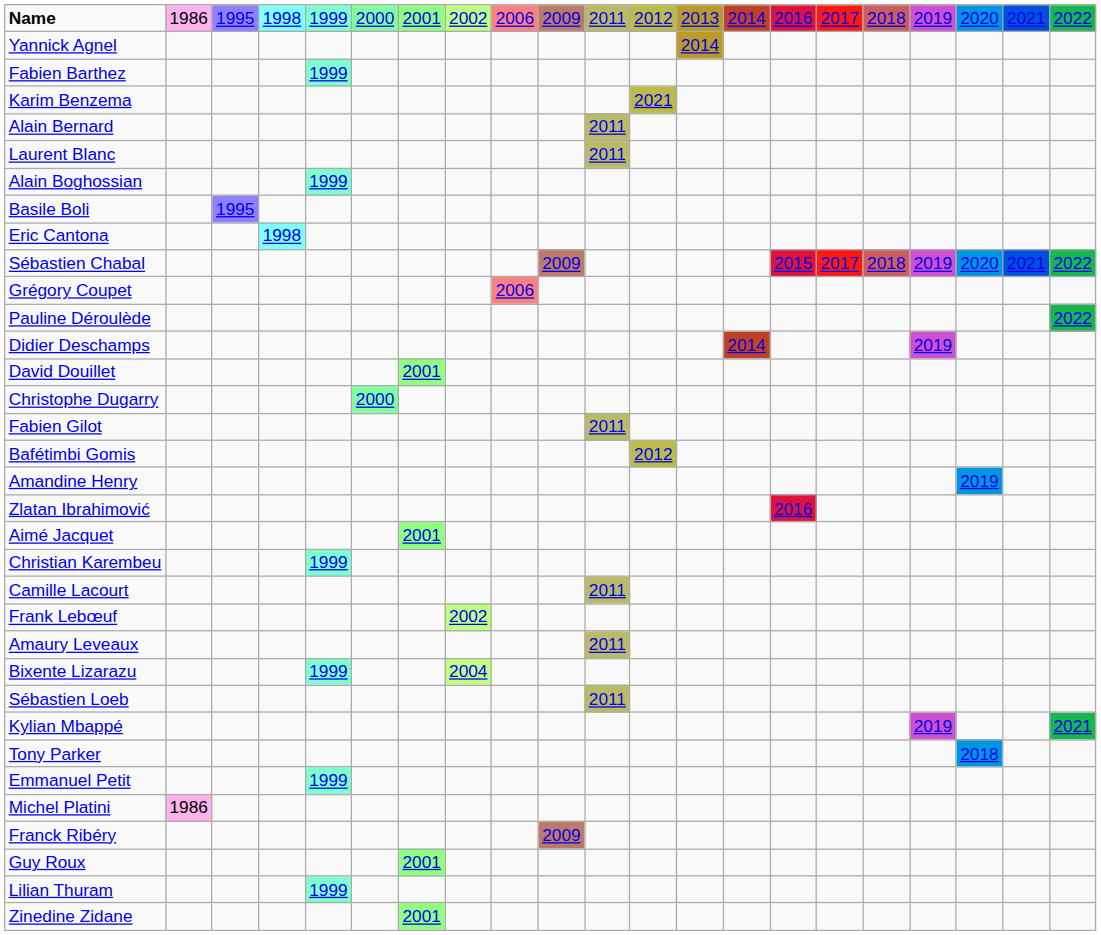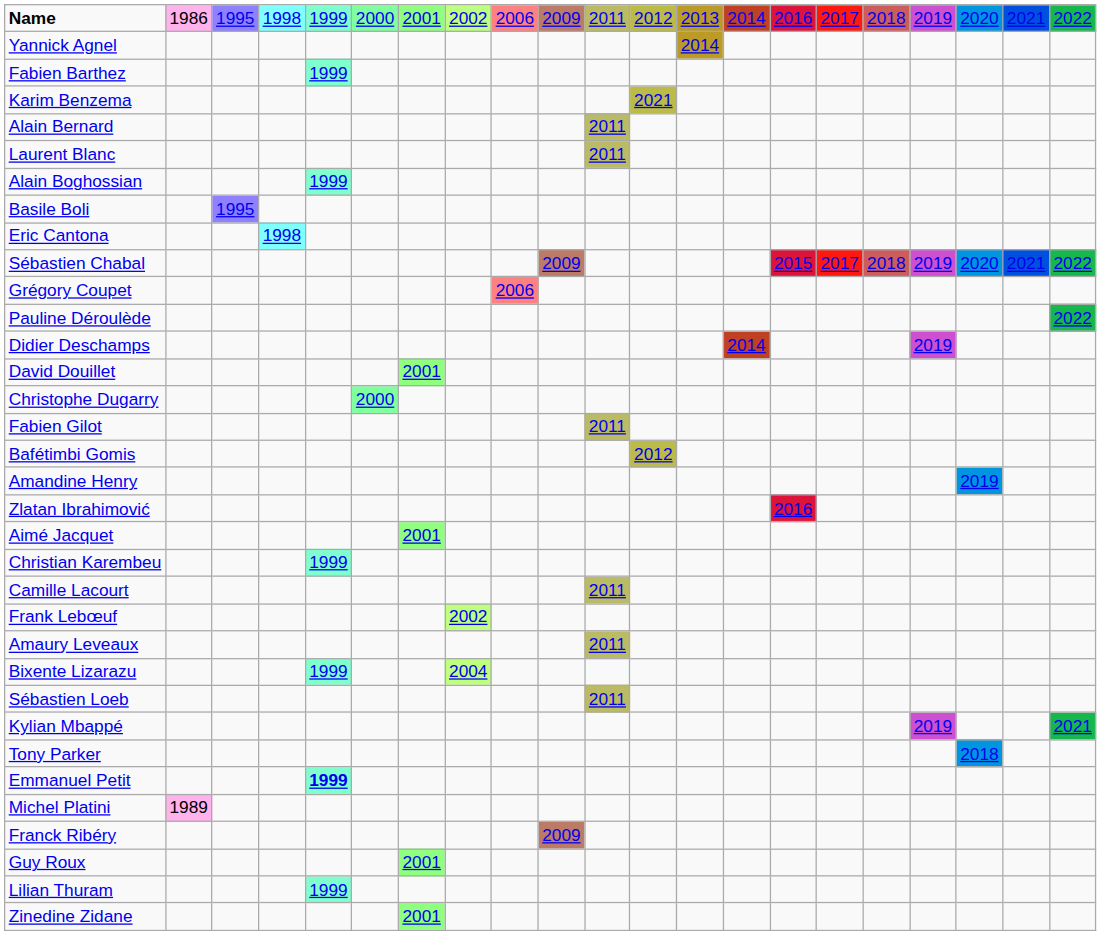(328, 780) normal -> (328, 780) bold
(189, 807) 1986 -> (189, 807) 1989
